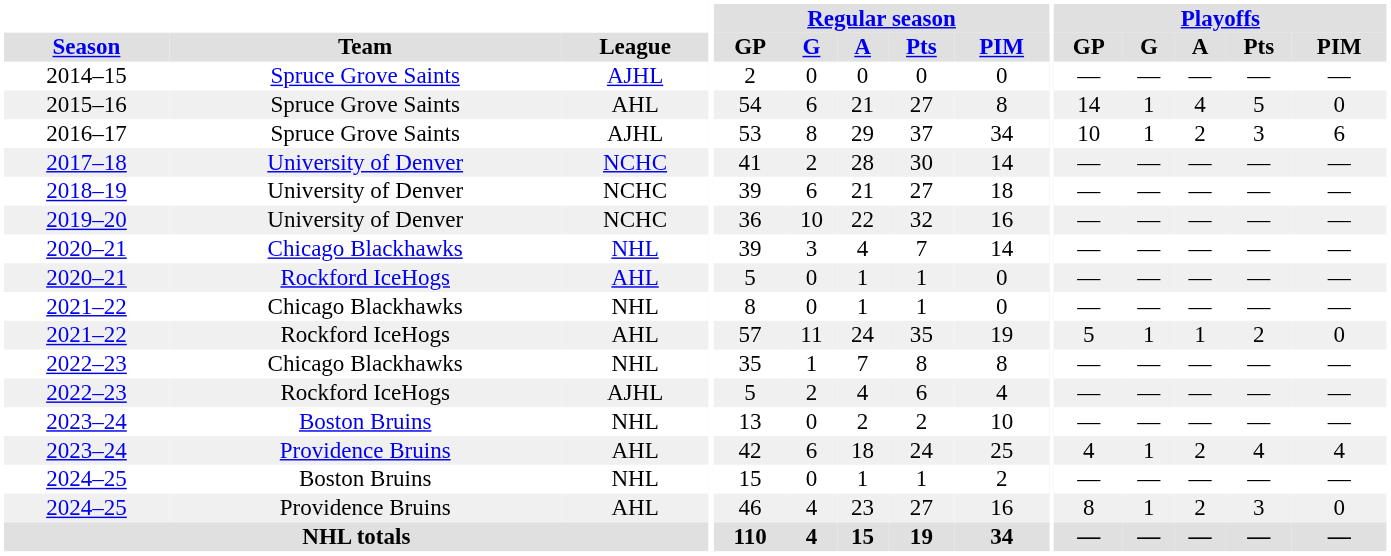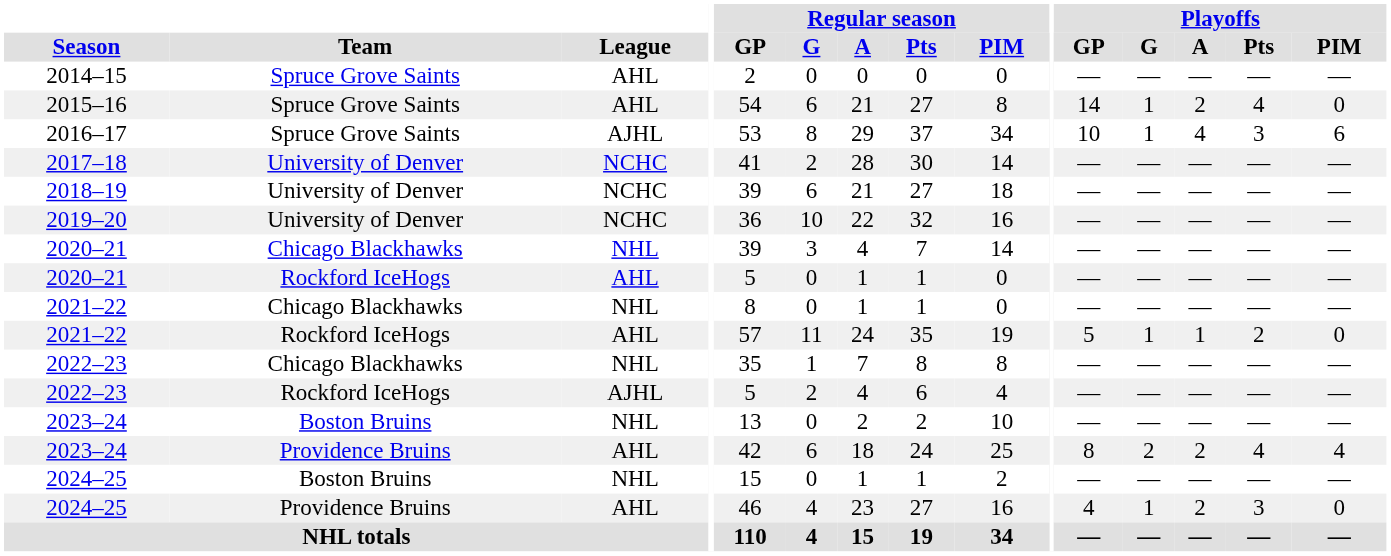(635, 75) AJHL -> (635, 75) AHL
(1200, 104) 4 -> (1200, 104) 2
(1259, 104) 5 -> (1259, 104) 4
(1200, 133) 2 -> (1200, 133) 4
(1089, 450) 4 -> (1089, 450) 8
(1149, 450) 1 -> (1149, 450) 2
(1089, 507) 8 -> (1089, 507) 4
